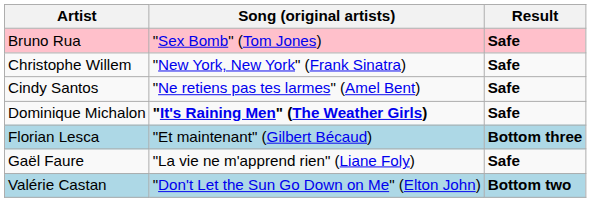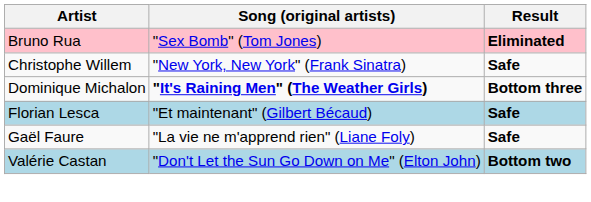(504, 40) Safe -> (526, 40) Eliminated
- row: (53, 88)
(504, 112) Safe -> (535, 88) Bottom three
(535, 137) Bottom three -> (504, 112) Safe
